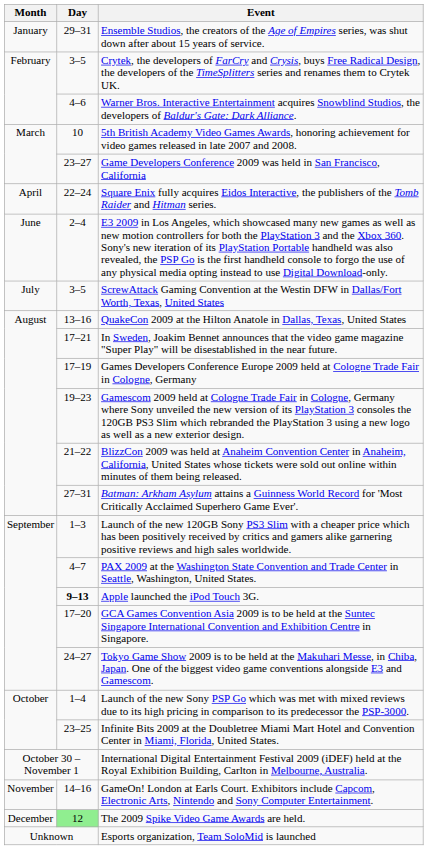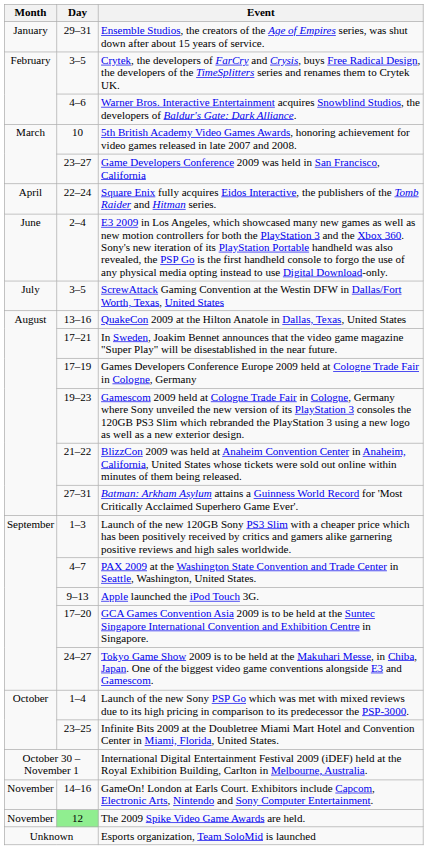(78, 596) bold -> (78, 596) normal
(30, 818) December -> (30, 818) November
